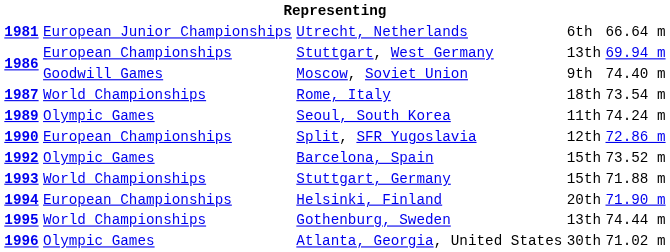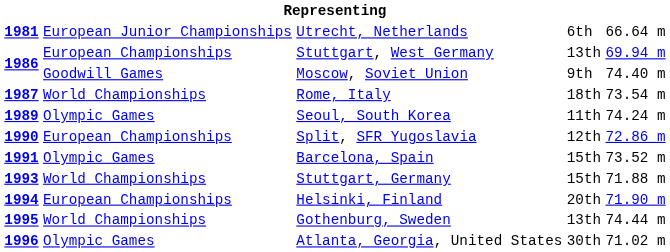(21, 158) 1992 -> (21, 158) 1991
